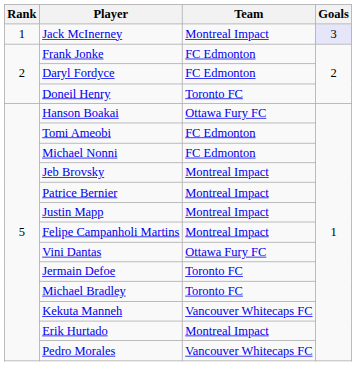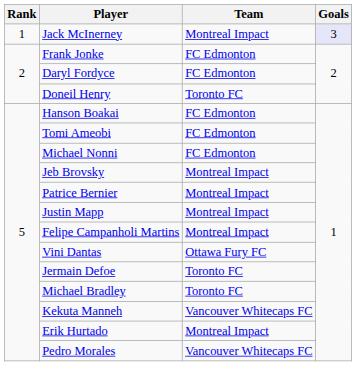(226, 113) Ottawa Fury FC -> (220, 113) FC Edmonton
